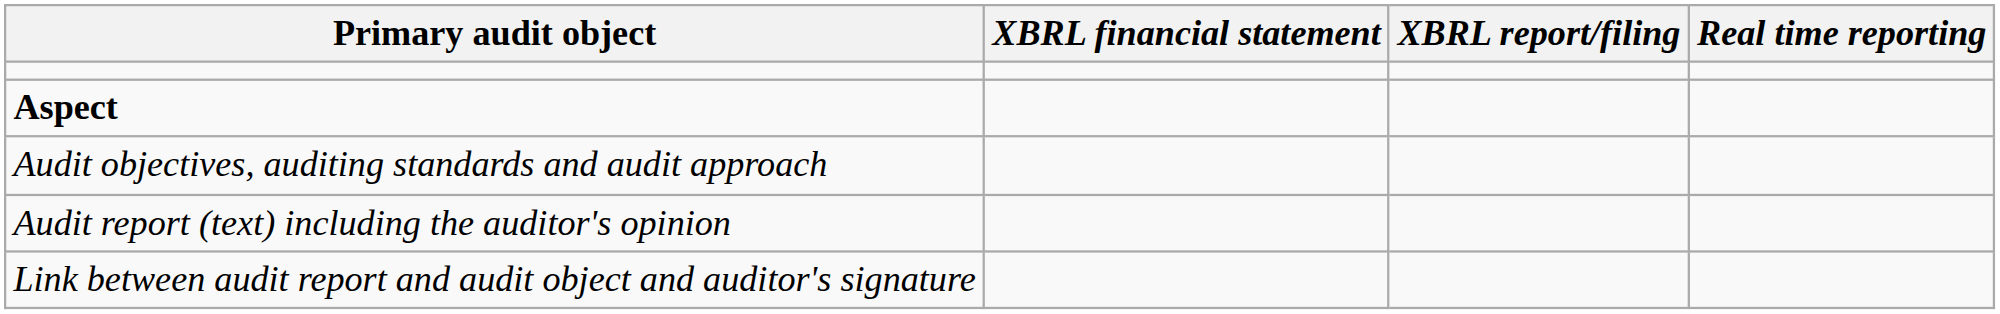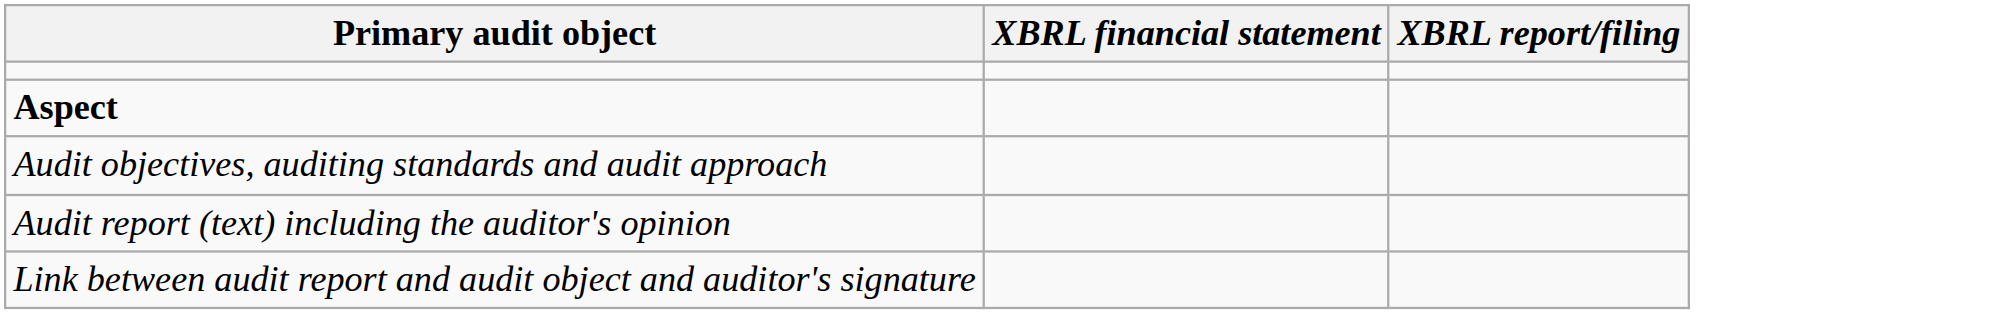- column: (1842, 33)
